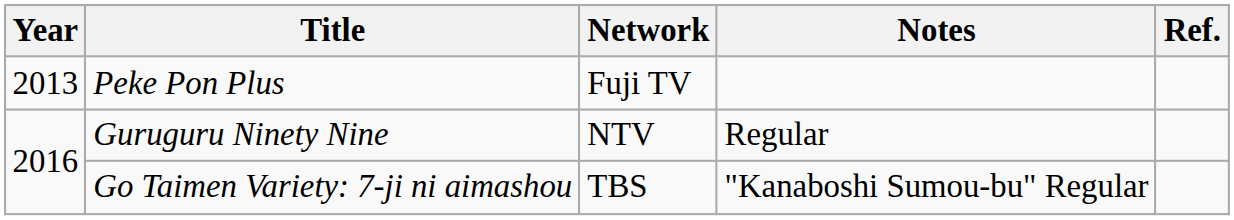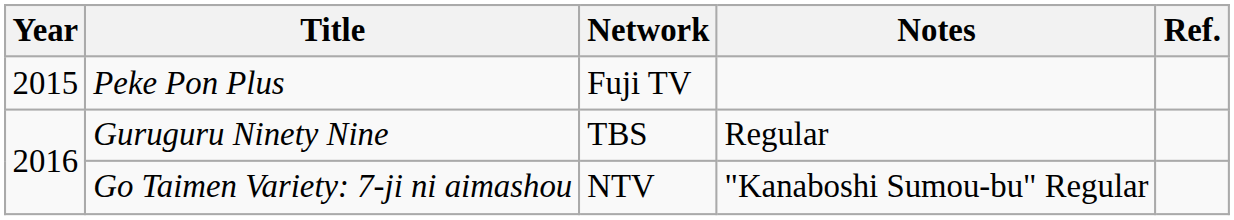(45, 82) 2013 -> (45, 82) 2015
(621, 134) NTV -> (617, 134) TBS
(617, 186) TBS -> (621, 186) NTV
